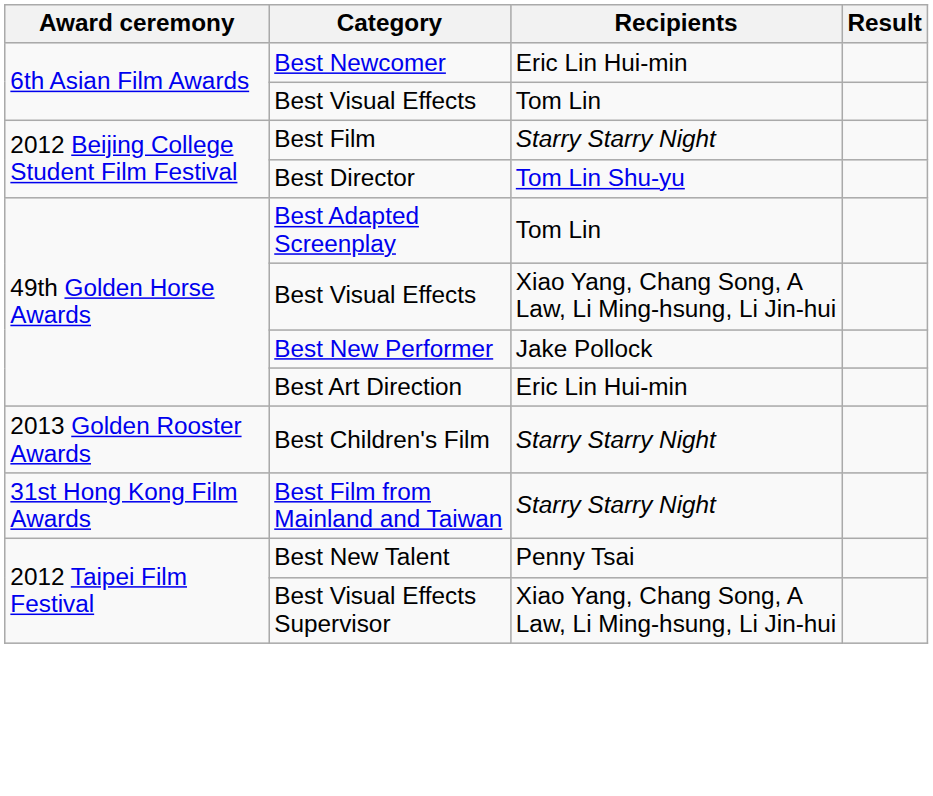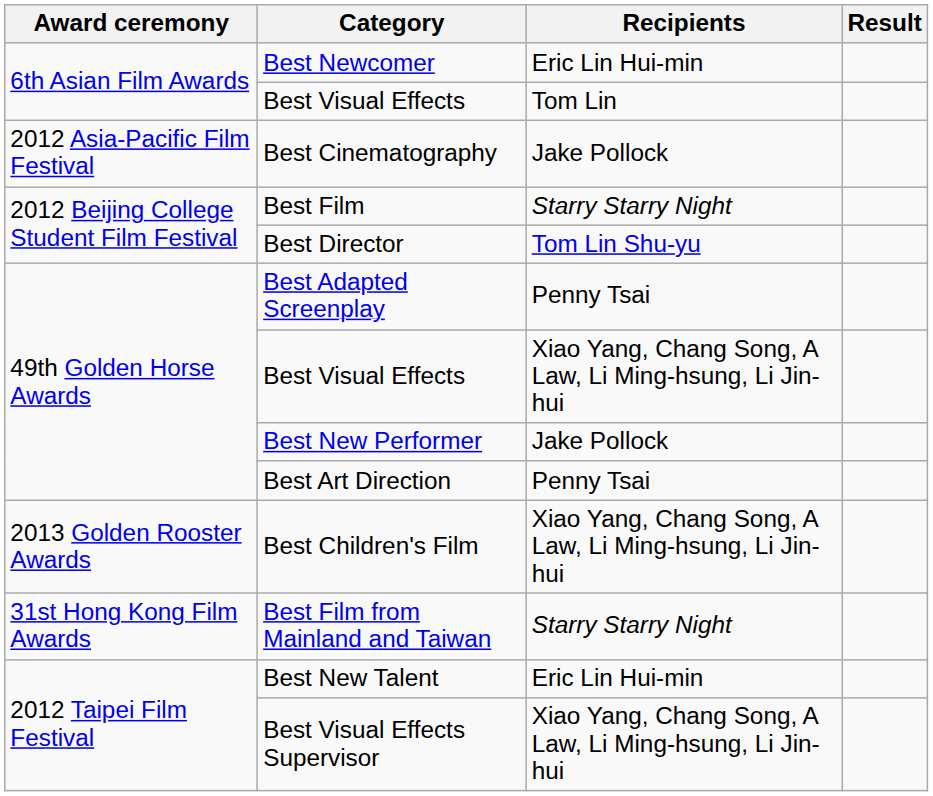+ row: (130, 153)
(558, 230) Tom Lin -> (591, 296) Penny Tsai
(602, 387) Eric Lin Hui-min -> (591, 480) Penny Tsai
(616, 439) Starry Starry Night -> (676, 546) Xiao Yang, Chang Song, A Law, Li Ming-hsung, Li Jin-hui
(575, 557) Penny Tsai -> (618, 678) Eric Lin Hui-min
